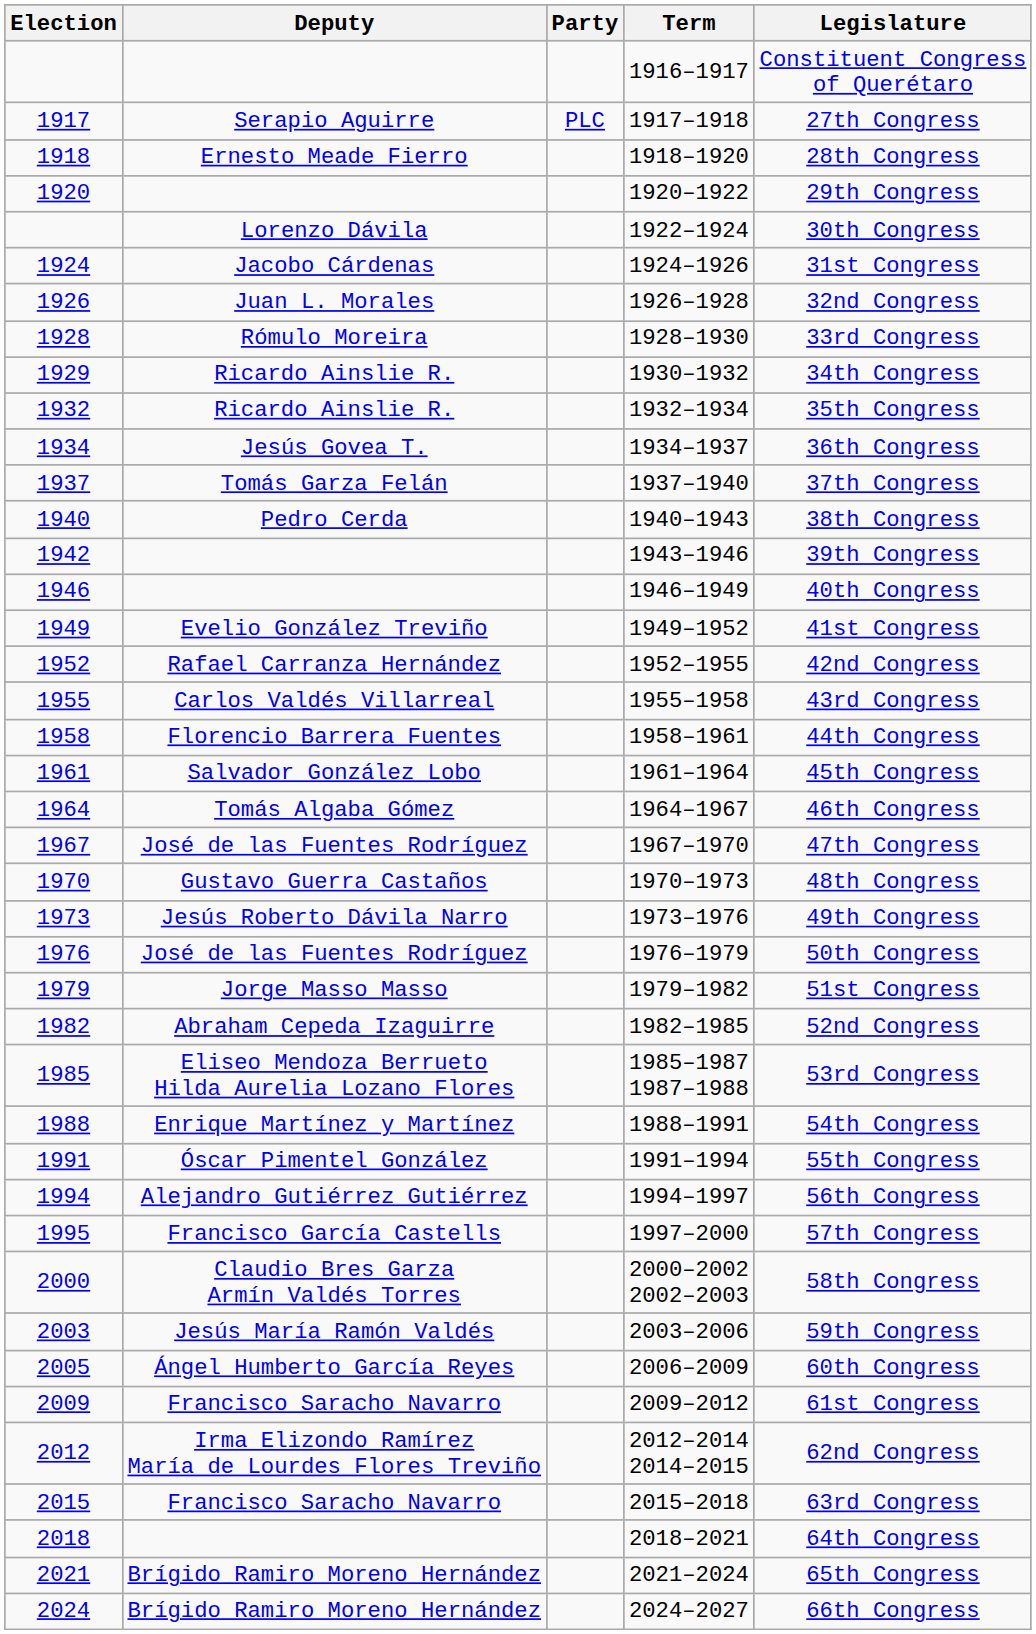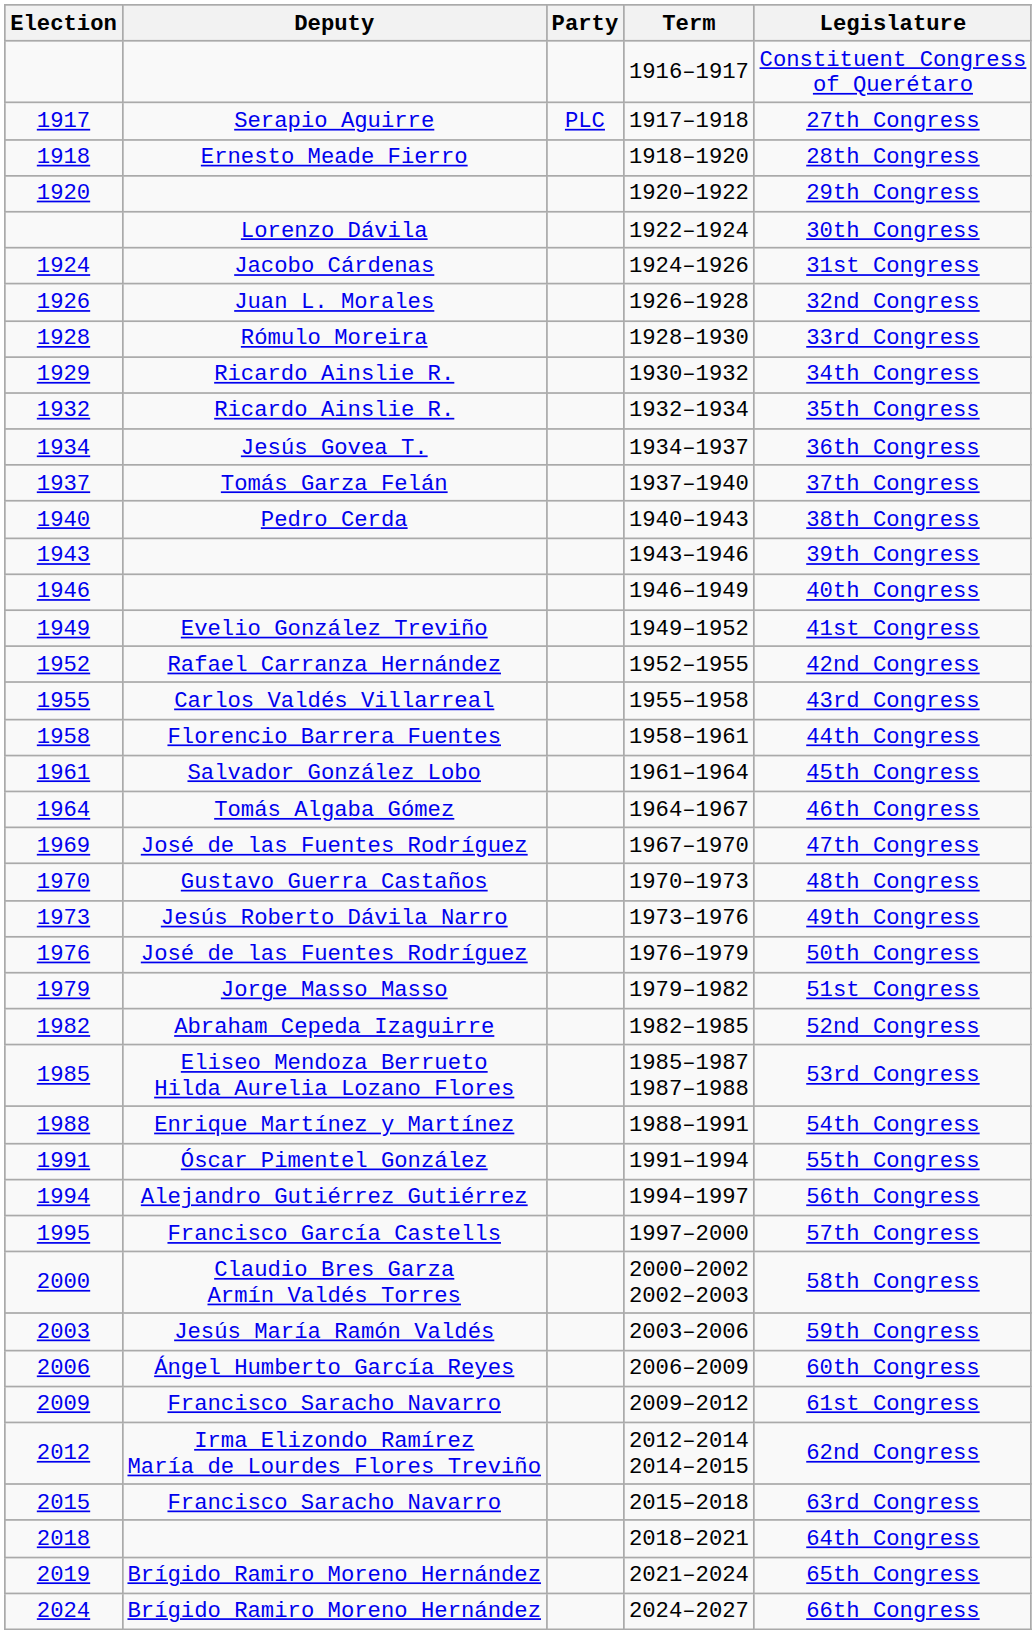(64, 556) 1942 -> (64, 556) 1943
(64, 846) 1967 -> (64, 846) 1969
(64, 1368) 2005 -> (64, 1368) 2006
(64, 1575) 2021 -> (64, 1575) 2019
